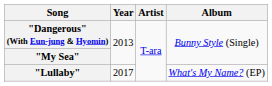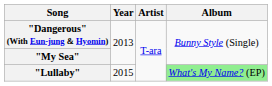(123, 72) 2017 -> (123, 72) 2015
(217, 72) no background -> (217, 72) lightgreen background
